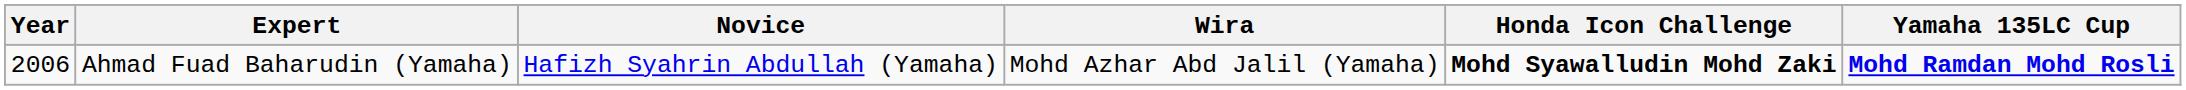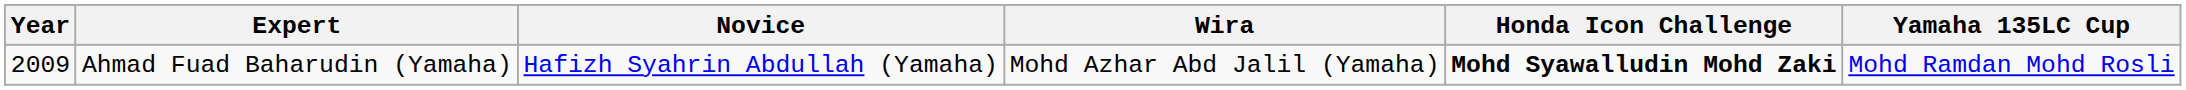(40, 65) 2006 -> (40, 65) 2009
(2011, 65) bold -> (2011, 65) normal
